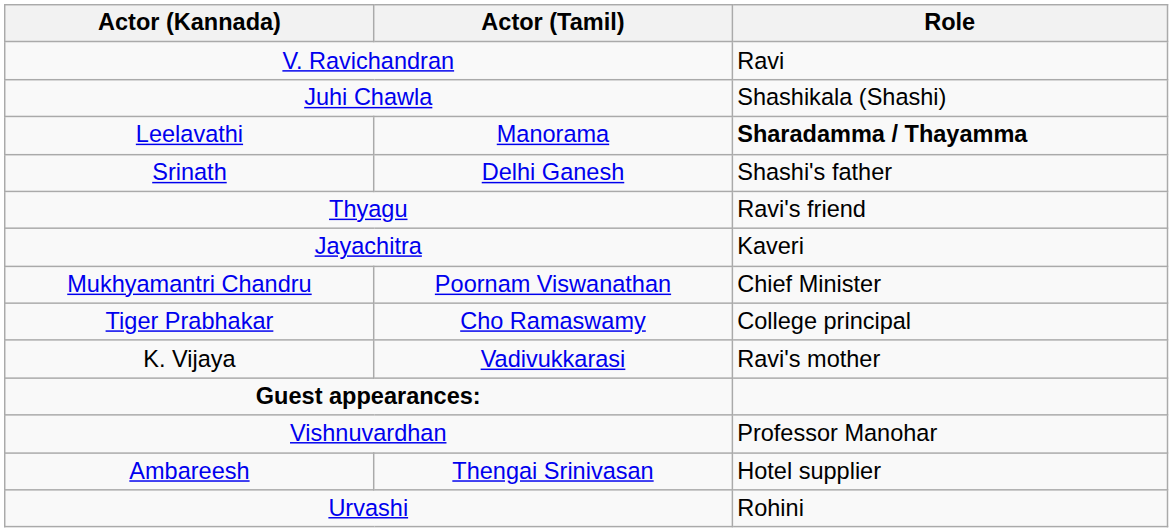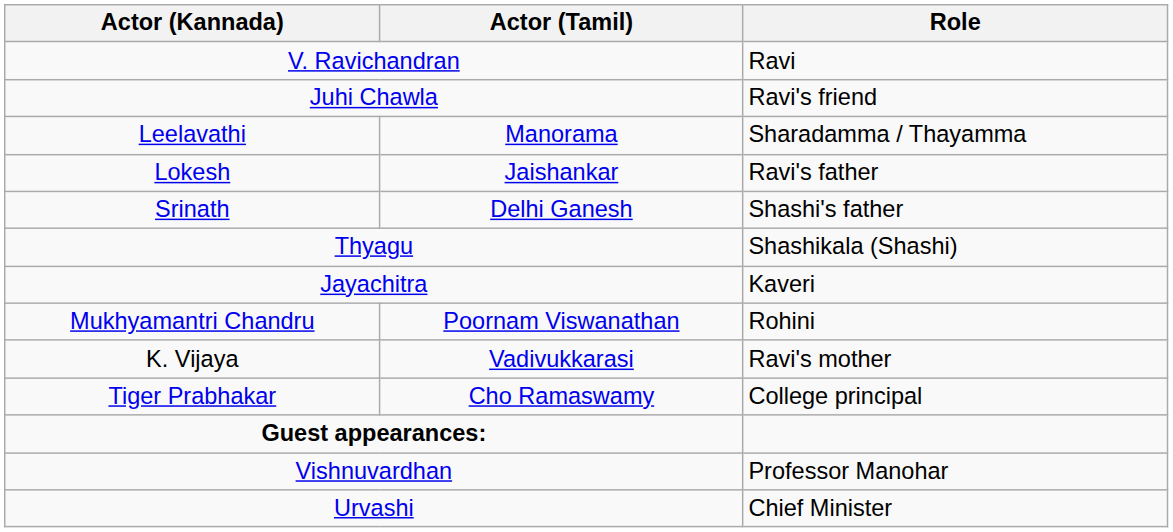(842, 97) Shashikala (Shashi) -> (813, 97) Ravi's friend
(882, 135) bold -> (887, 135) normal
+ row: (192, 172)
(802, 209) Ravi's friend -> (853, 246) Shashikala (Shashi)
(809, 284) Chief Minister -> (782, 321) Rohini
rows swapped: (189, 358) <-> (189, 321)
- row: (189, 470)
(771, 508) Rohini -> (820, 508) Chief Minister
